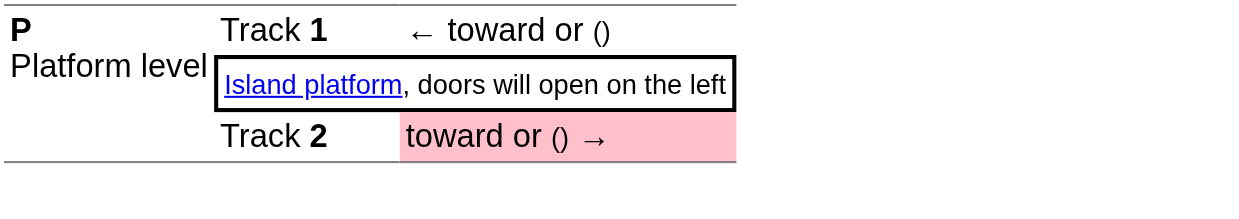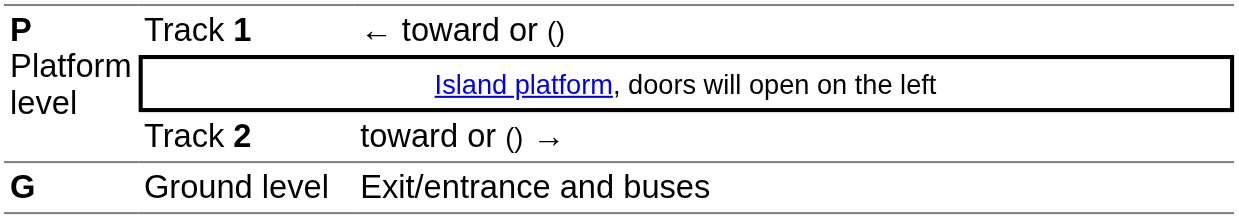(508, 136) pink background -> (463, 136) no background
+ row: (236, 187)
